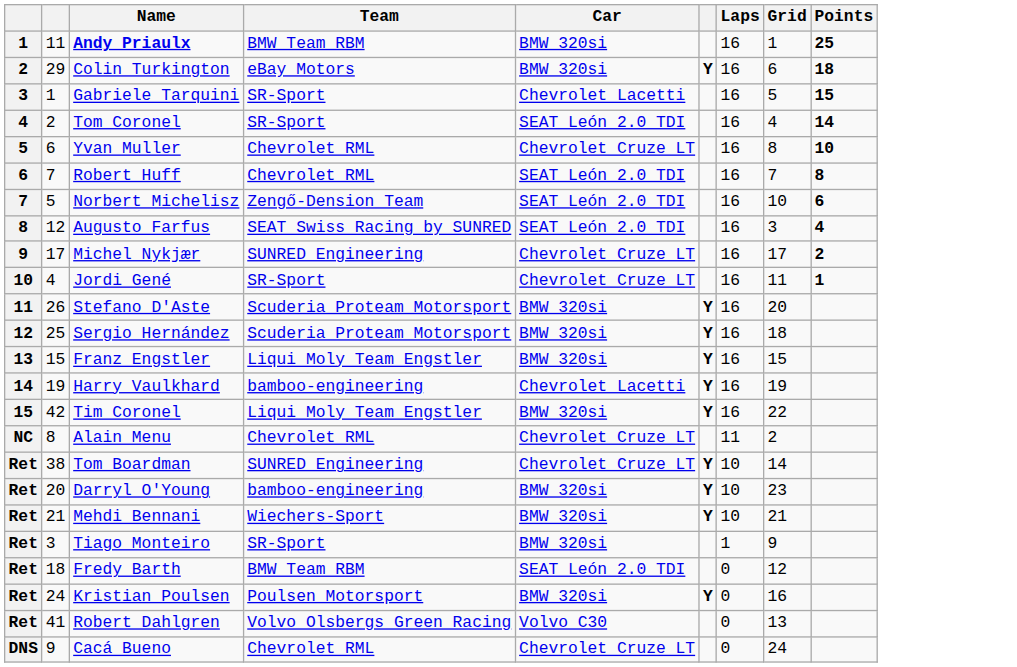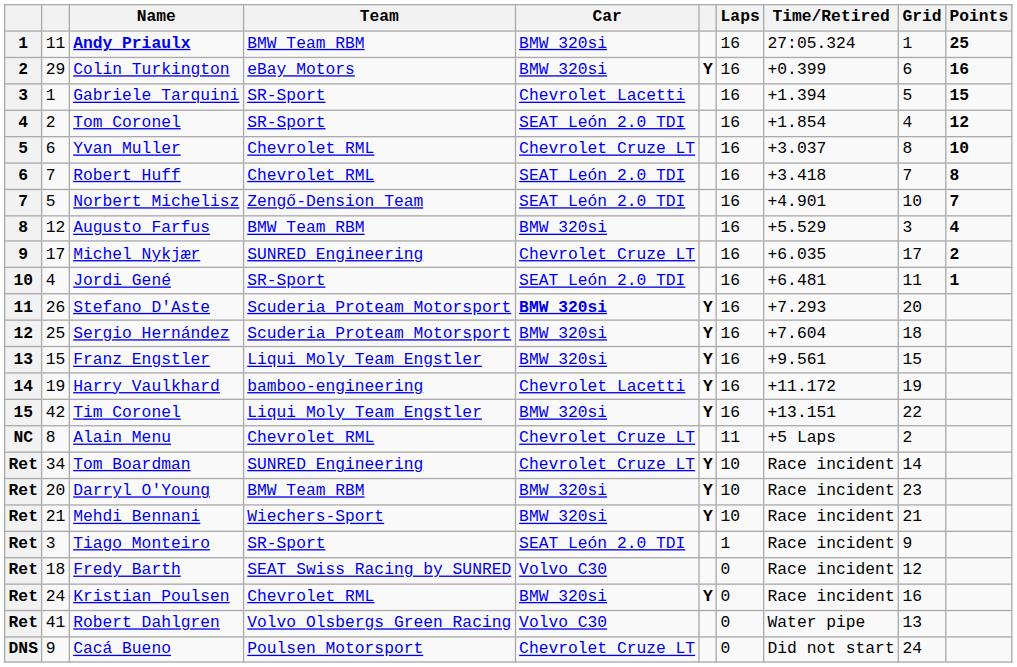+ column: (831, 18)
(824, 71) 18 -> (959, 71) 16
(824, 123) 14 -> (959, 123) 12
(819, 202) 6 -> (954, 202) 7
(379, 229) SEAT Swiss Racing by SUNRED -> (306, 229) BMW Team RBM
(602, 229) SEAT León 2.0 TDI -> (563, 229) BMW 320si
(607, 281) Chevrolet Cruze LT -> (602, 281) SEAT León 2.0 TDI
(563, 308) normal -> (563, 308) bold
(56, 466) 38 -> (56, 466) 34
(335, 492) bamboo-engineering -> (306, 492) BMW Team RBM
(563, 545) BMW 320si -> (602, 545) SEAT León 2.0 TDI
(306, 571) BMW Team RBM -> (379, 571) SEAT Swiss Racing by SUNRED
(602, 571) SEAT León 2.0 TDI -> (563, 571) Volvo C30
(335, 597) Poulsen Motorsport -> (311, 597) Chevrolet RML
(311, 650) Chevrolet RML -> (335, 650) Poulsen Motorsport
